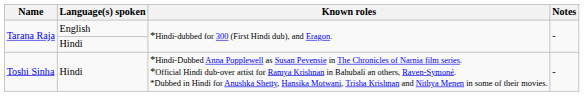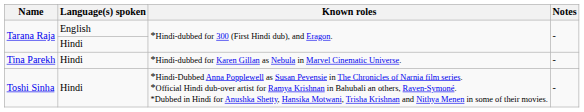+ row: (31, 60)
